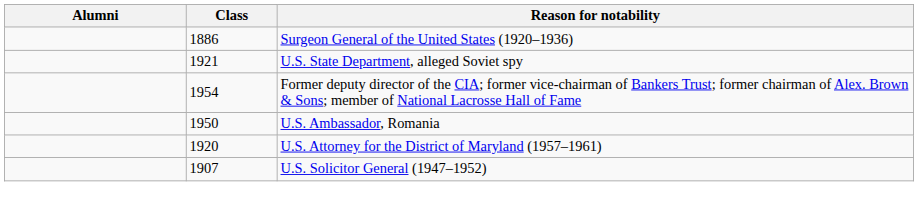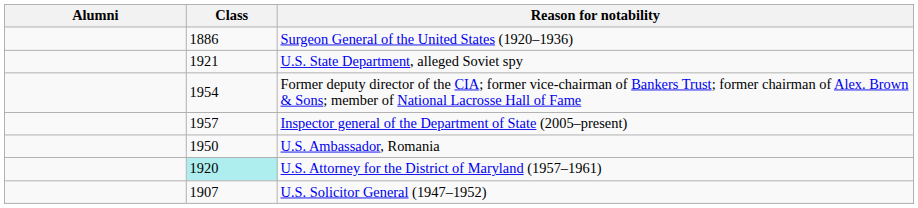+ row: (454, 123)
(204, 146) no background -> (204, 169) paleturquoise background
